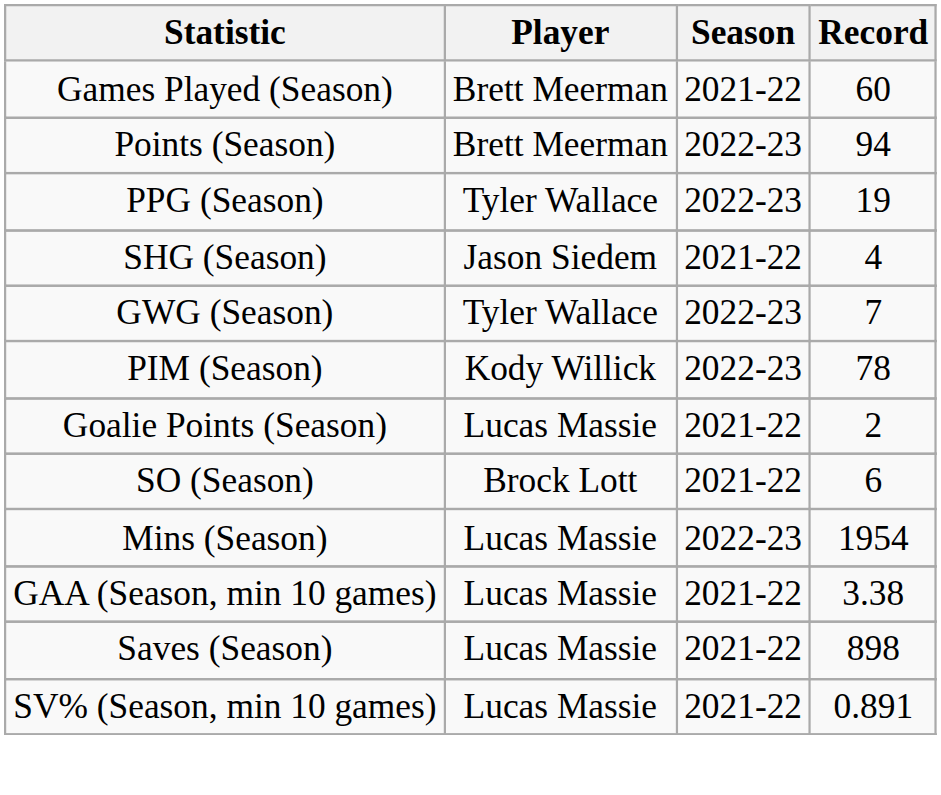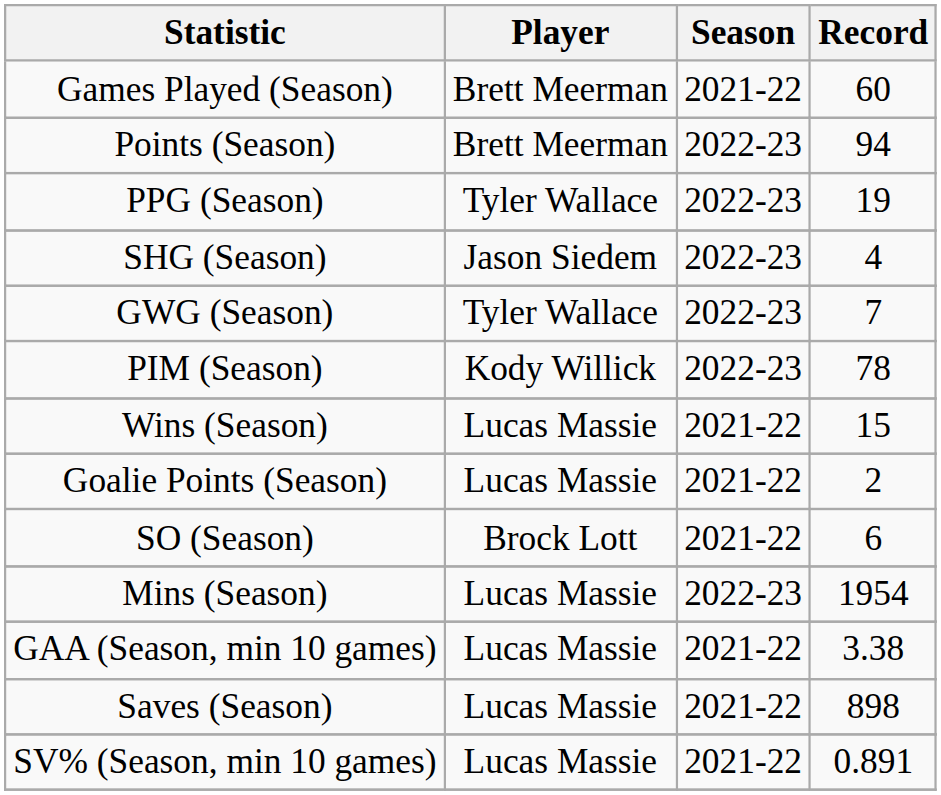(743, 256) 2021-22 -> (743, 256) 2022-23
+ row: (225, 425)
